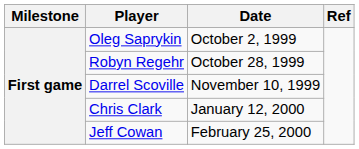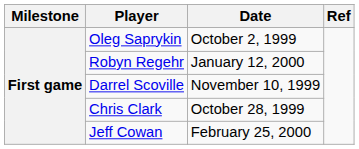(248, 62) October 28, 1999 -> (248, 62) January 12, 2000
(248, 109) January 12, 2000 -> (248, 109) October 28, 1999
